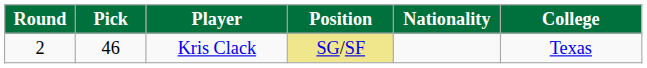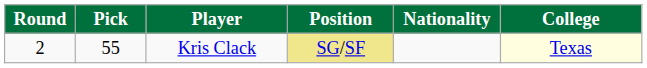(111, 47) 46 -> (111, 47) 55
(571, 47) no background -> (571, 47) lightyellow background
